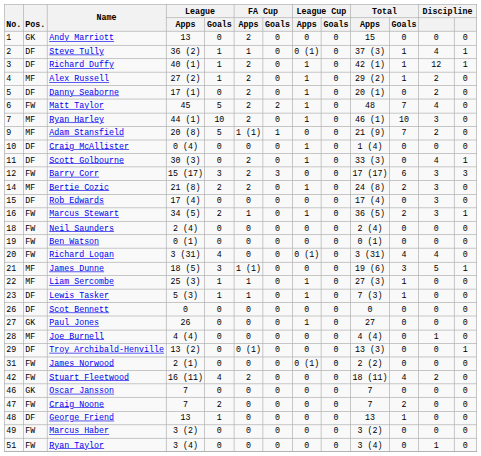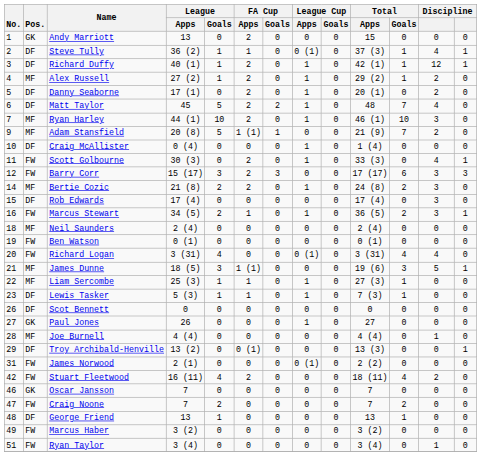(30, 106) FW -> (30, 106) DF
(30, 160) DF -> (30, 160) FW
(30, 228) FW -> (30, 228) MF
